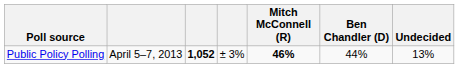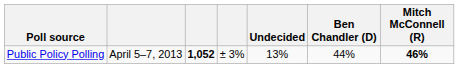columns swapped: (283, 25) <-> (423, 37)
